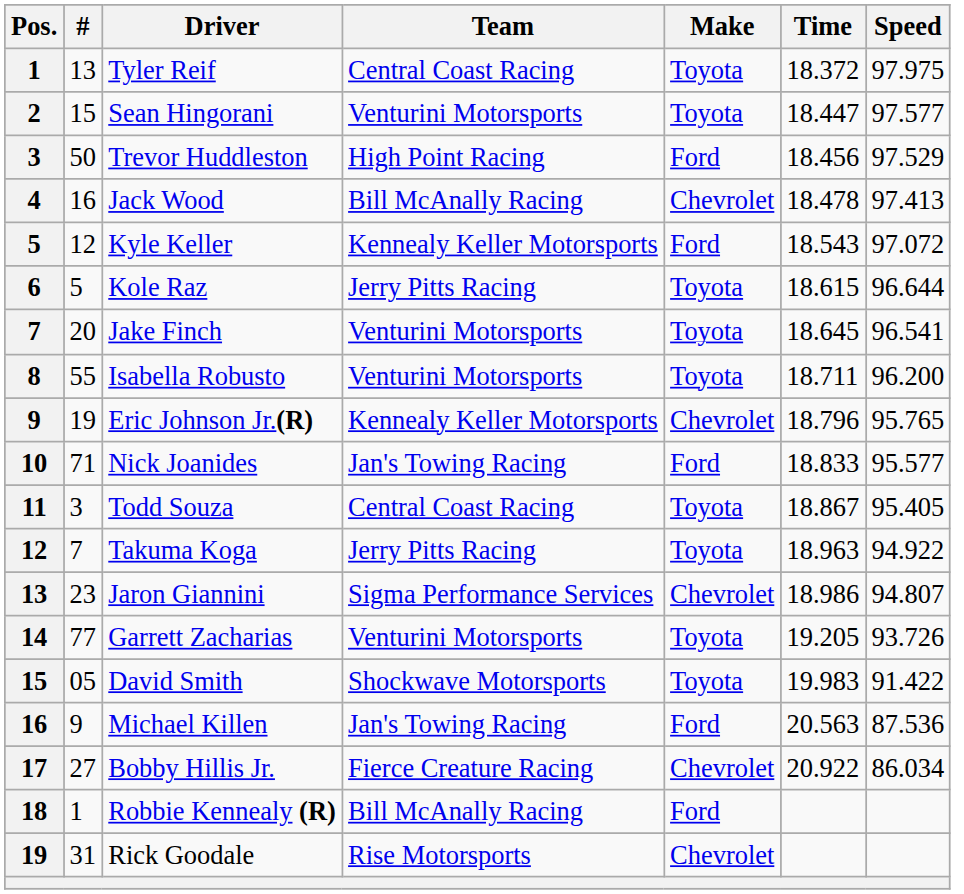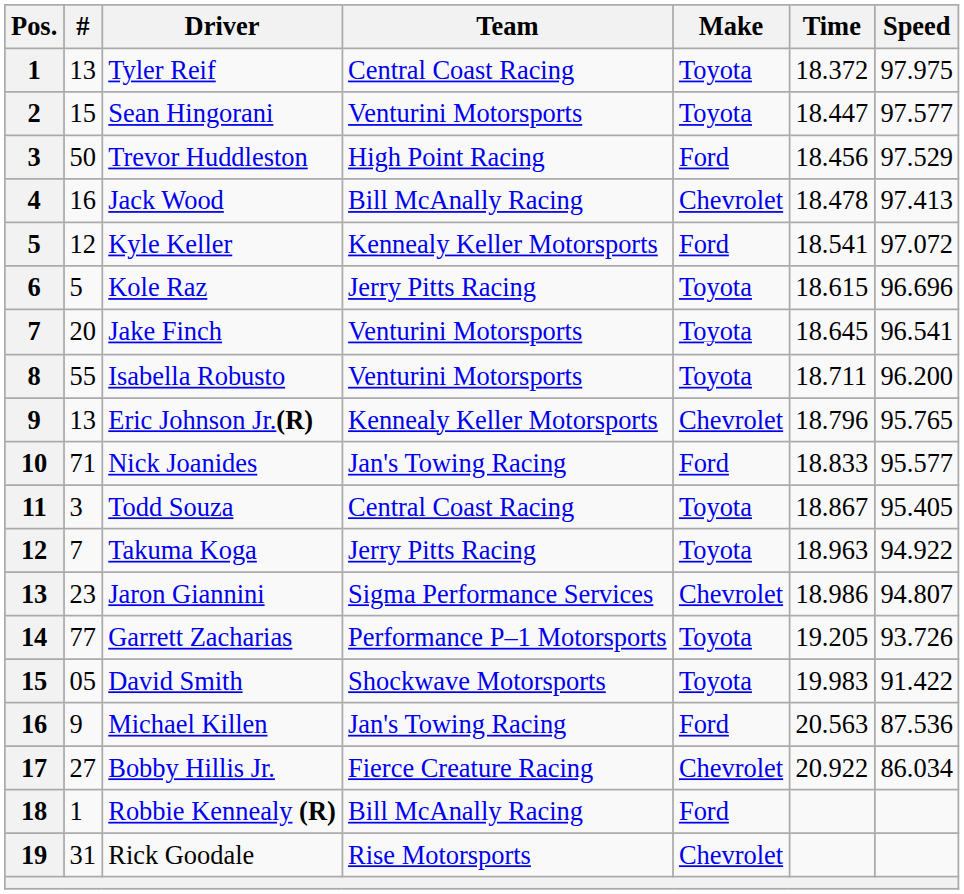(823, 244) 18.543 -> (832, 244) 18.541
(908, 288) 96.644 -> (917, 288) 96.696
(83, 418) 19 -> (83, 418) 13
(465, 637) Venturini Motorsports -> (507, 637) Performance P–1 Motorsports
